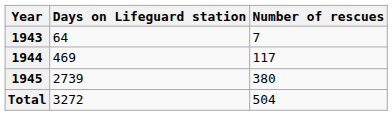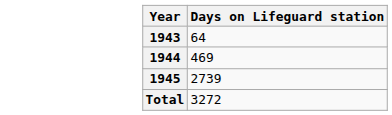- column: (318, 16)
